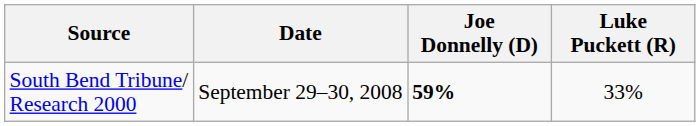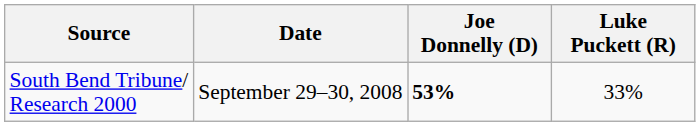(434, 91) 59% -> (434, 91) 53%
